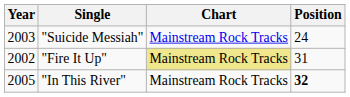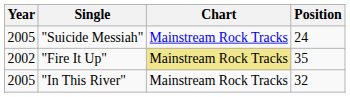(21, 37) 2003 -> (21, 37) 2005
(301, 59) 31 -> (301, 59) 35
(301, 80) bold -> (301, 80) normal
